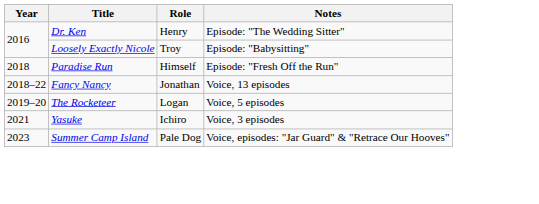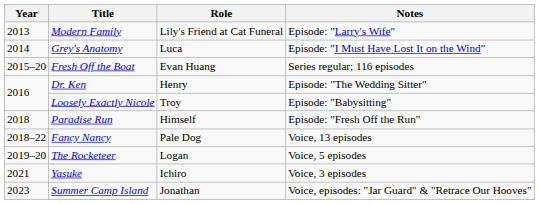+ row: (86, 31)
+ row: (87, 48)
+ row: (93, 66)
(180, 84) Jonathan -> (180, 137) Pale Dog
(180, 137) Pale Dog -> (180, 191) Jonathan
